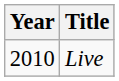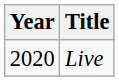(32, 57) 2010 -> (32, 57) 2020
